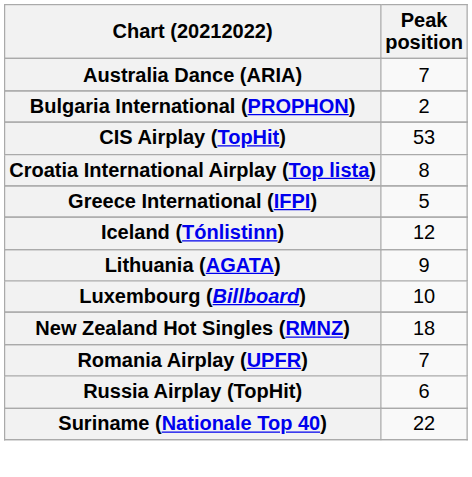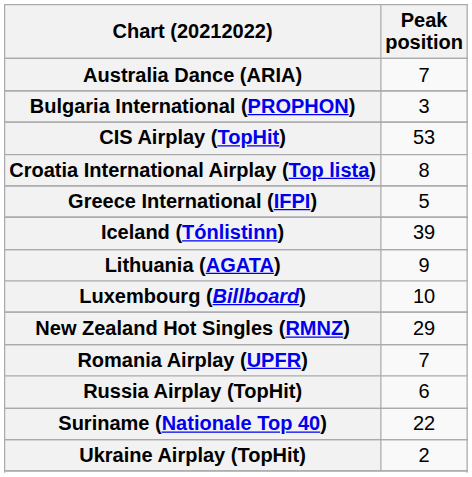(424, 106) 2 -> (424, 106) 3
(424, 233) 12 -> (424, 233) 39
(424, 328) 18 -> (424, 328) 29
+ row: (193, 455)
